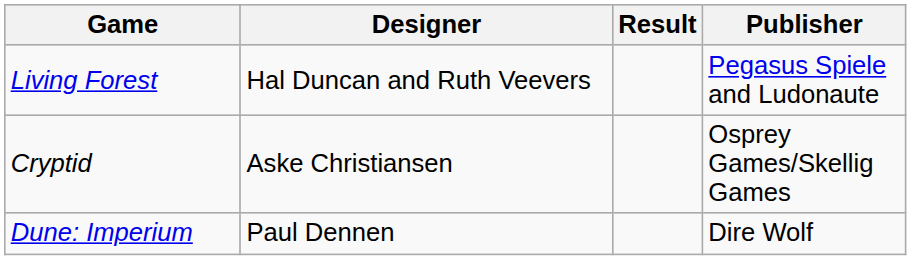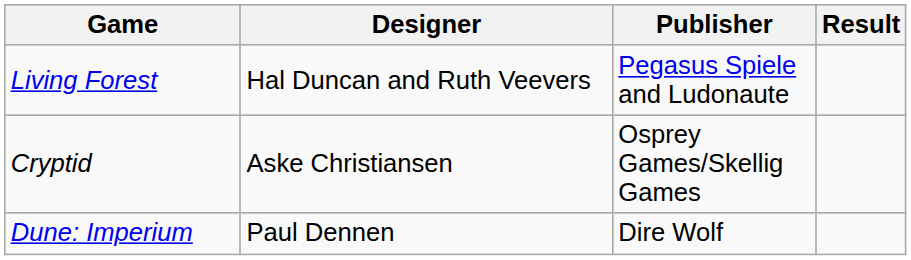columns swapped: (804, 24) <-> (657, 24)
